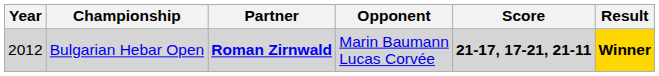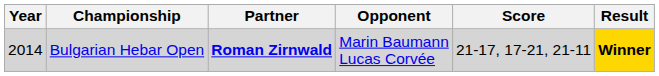(25, 50) 2012 -> (25, 50) 2014
(524, 50) bold -> (524, 50) normal
